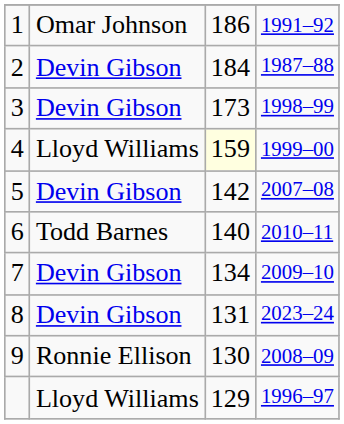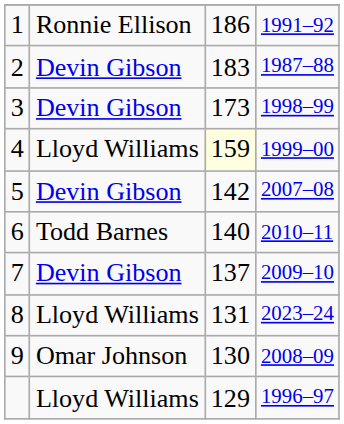(112, 25) Omar Johnson -> (114, 25) Ronnie Ellison
(230, 66) 184 -> (230, 66) 183
(230, 273) 134 -> (230, 273) 137
(109, 314) Devin Gibson -> (117, 314) Lloyd Williams
(114, 356) Ronnie Ellison -> (112, 356) Omar Johnson
